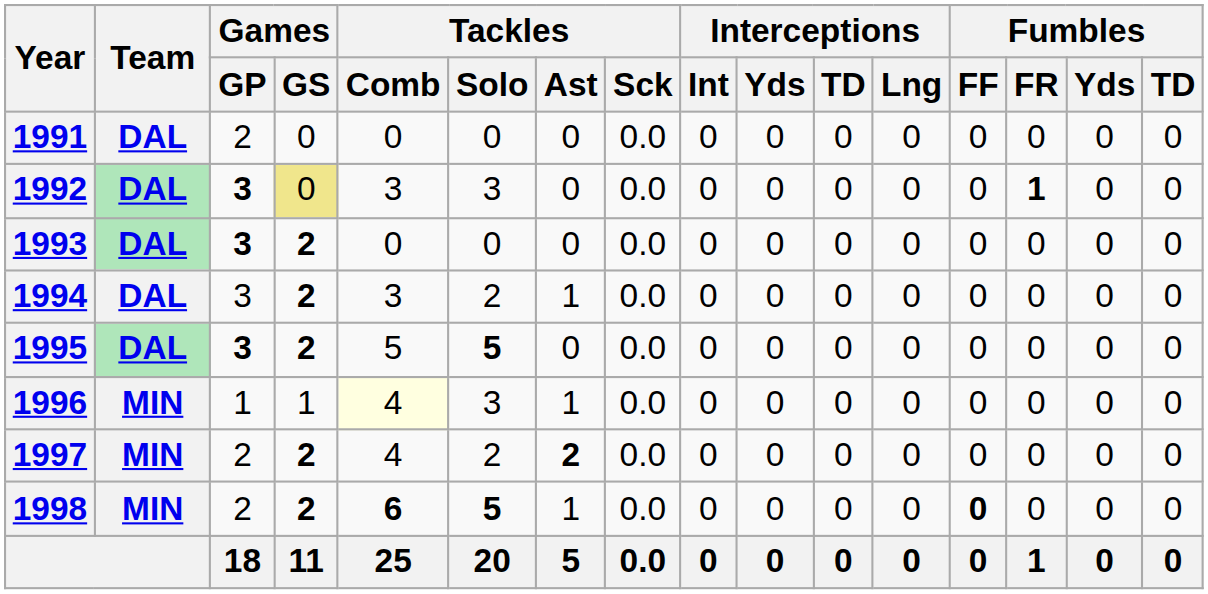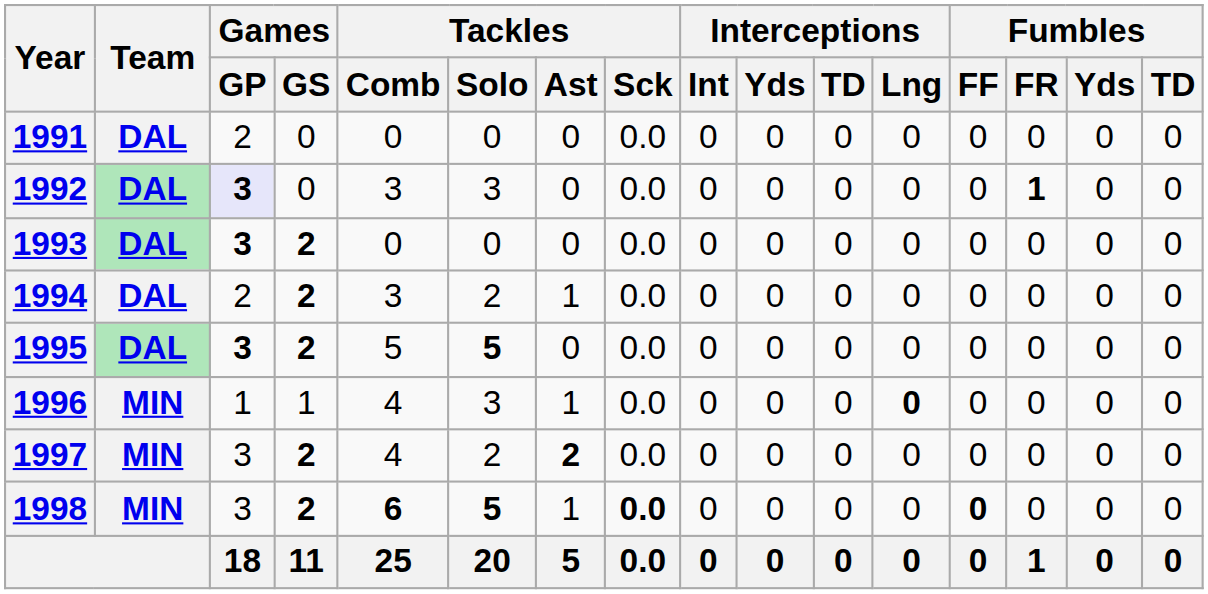(242, 190) no background -> (242, 190) lavender background
(306, 190) khaki background -> (306, 190) no background
(242, 296) 3 -> (242, 296) 2
(393, 402) lightyellow background -> (393, 402) no background
(912, 402) normal -> (912, 402) bold
(242, 455) 2 -> (242, 455) 3
(242, 508) 2 -> (242, 508) 3
(643, 508) normal -> (643, 508) bold
